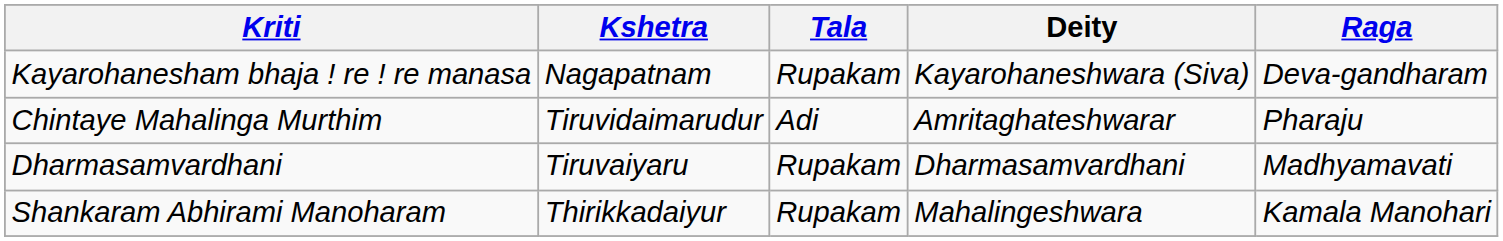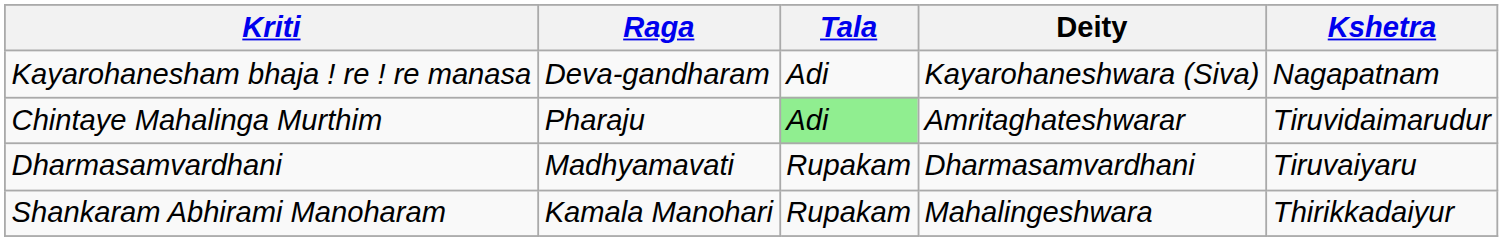columns swapped: (1377, 27) <-> (654, 27)
(839, 73) Rupakam -> (807, 73) Adi
(797, 119) no background -> (807, 119) lightgreen background
